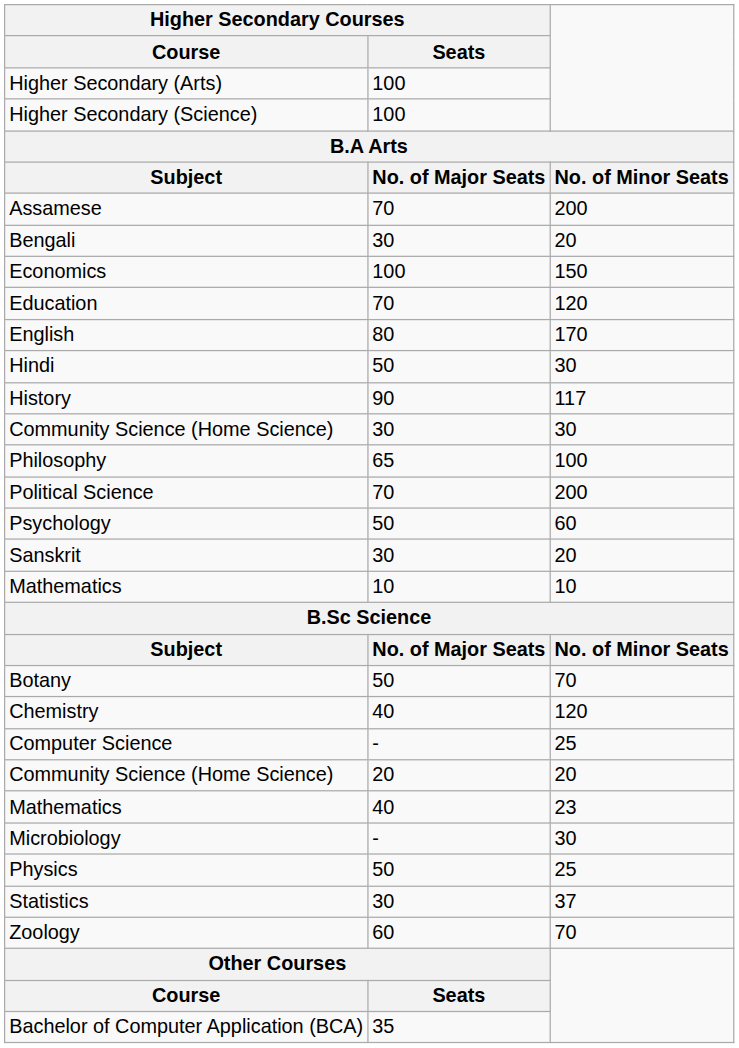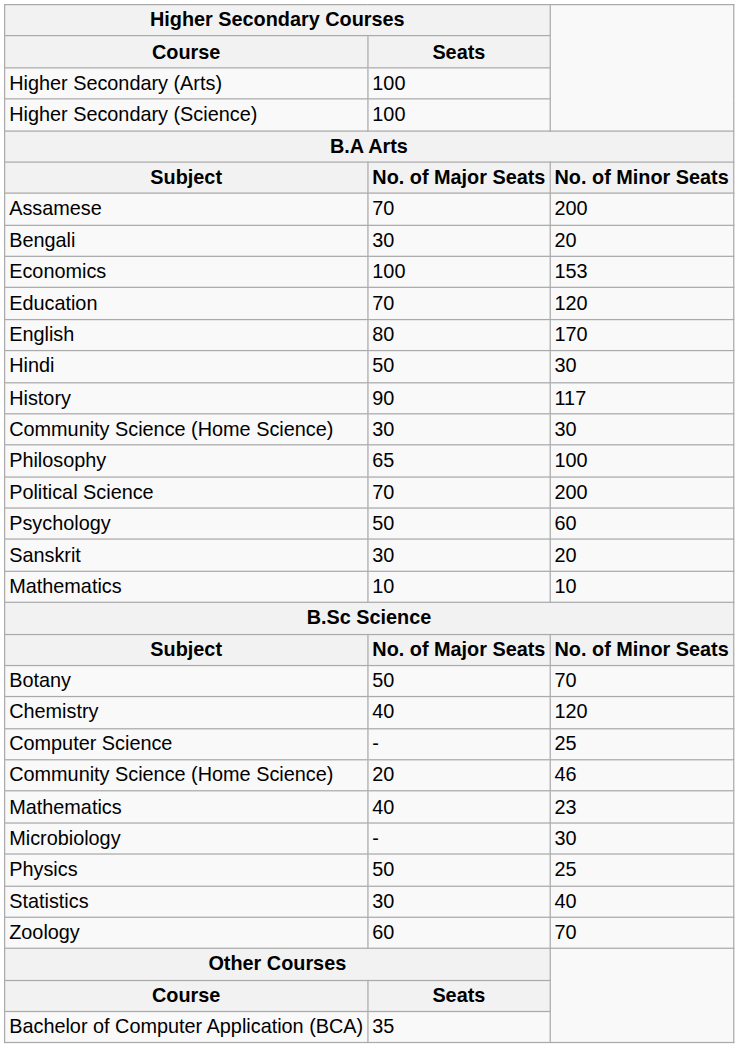(571, 271) 150 -> (571, 271) 153
(566, 775) 20 -> (566, 775) 46
(566, 901) 37 -> (566, 901) 40
